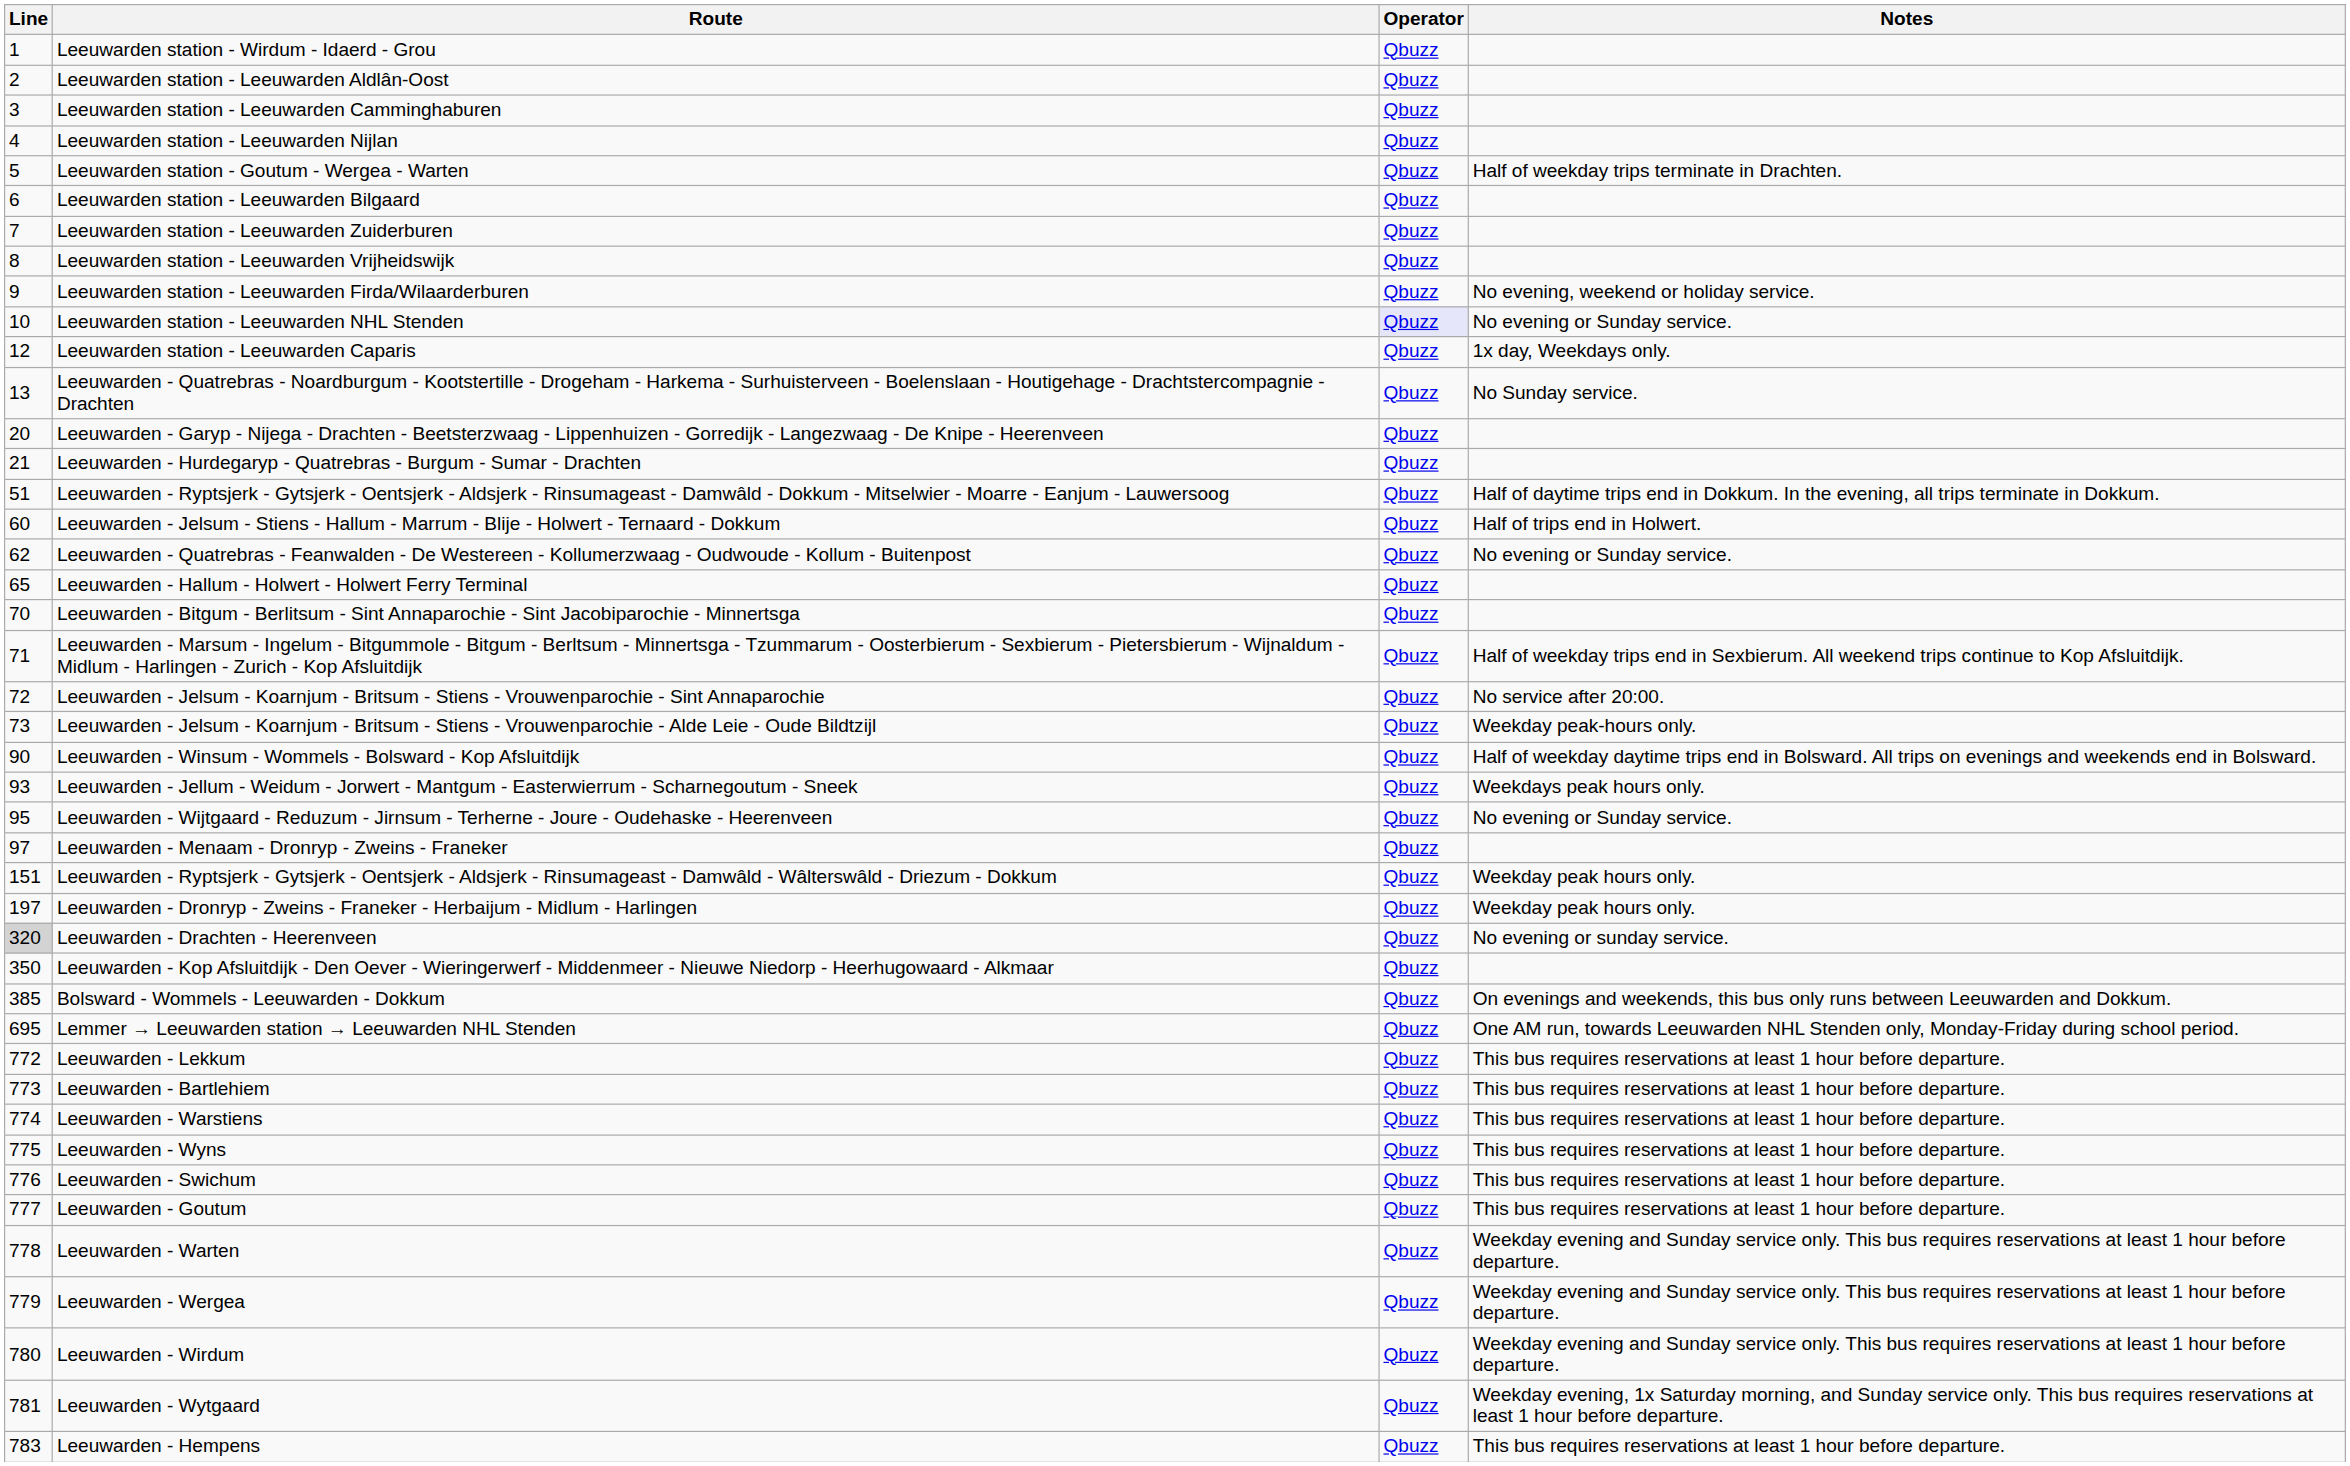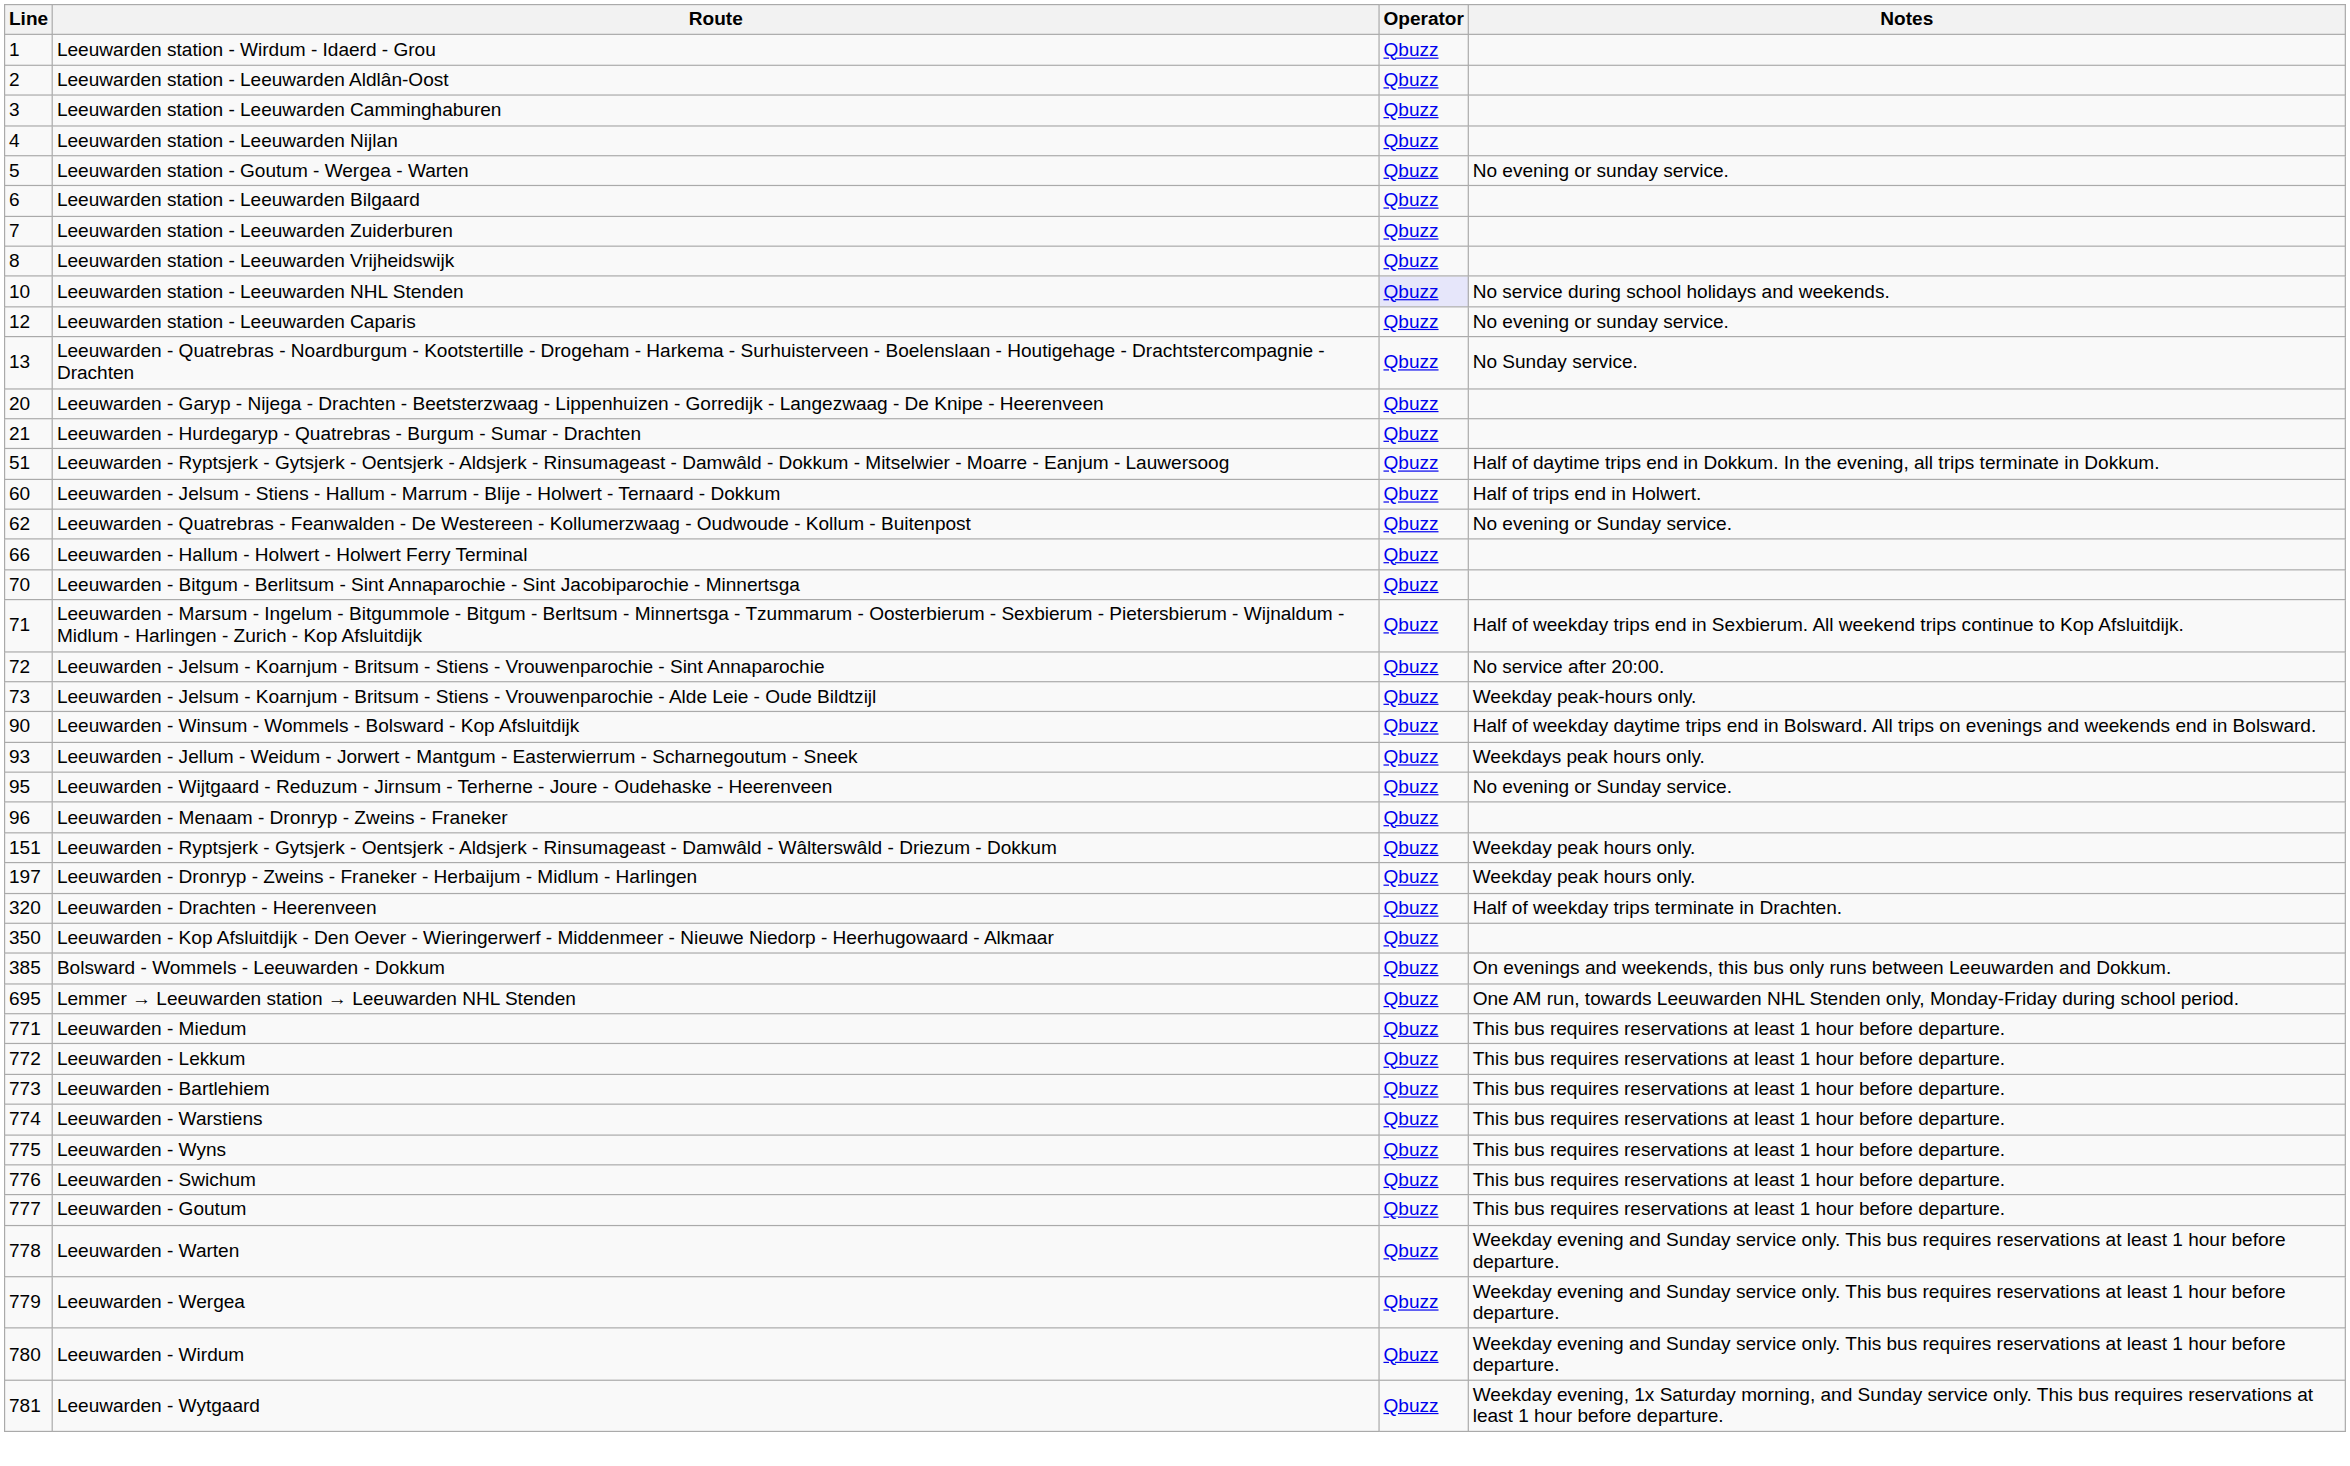(1657, 170) Half of weekday trips terminate in Drachten. -> (1601, 170) No evening or sunday service.
- row: (293, 291)
(1602, 321) No evening or Sunday service. -> (1681, 291) No service during school holidays and weekends.
(1572, 351) 1x day, Weekdays only. -> (1601, 321) No evening or sunday service.
(20, 584) 65 -> (20, 554) 66
(20, 847) 97 -> (20, 817) 96
(25, 938) lightgrey background -> (25, 907) no background
(1601, 938) No evening or sunday service. -> (1657, 907) Half of weekday trips terminate in Drachten.
+ row: (152, 1028)
- row: (159, 1446)
